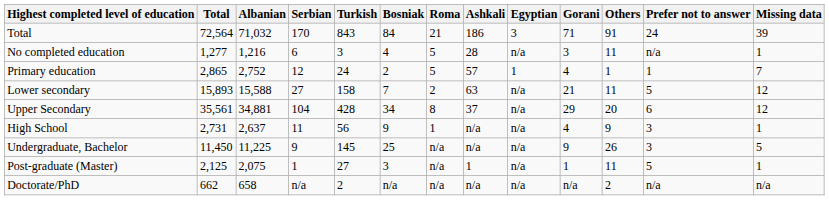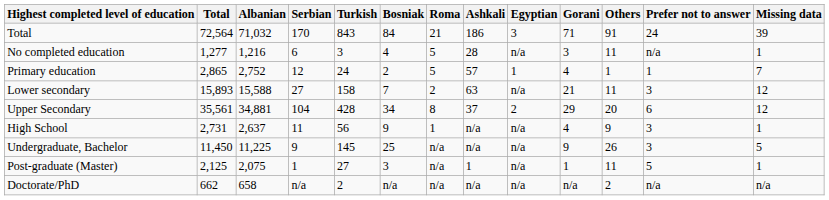(649, 90) 5 -> (649, 90) 3
(518, 109) n/a -> (514, 109) 2
